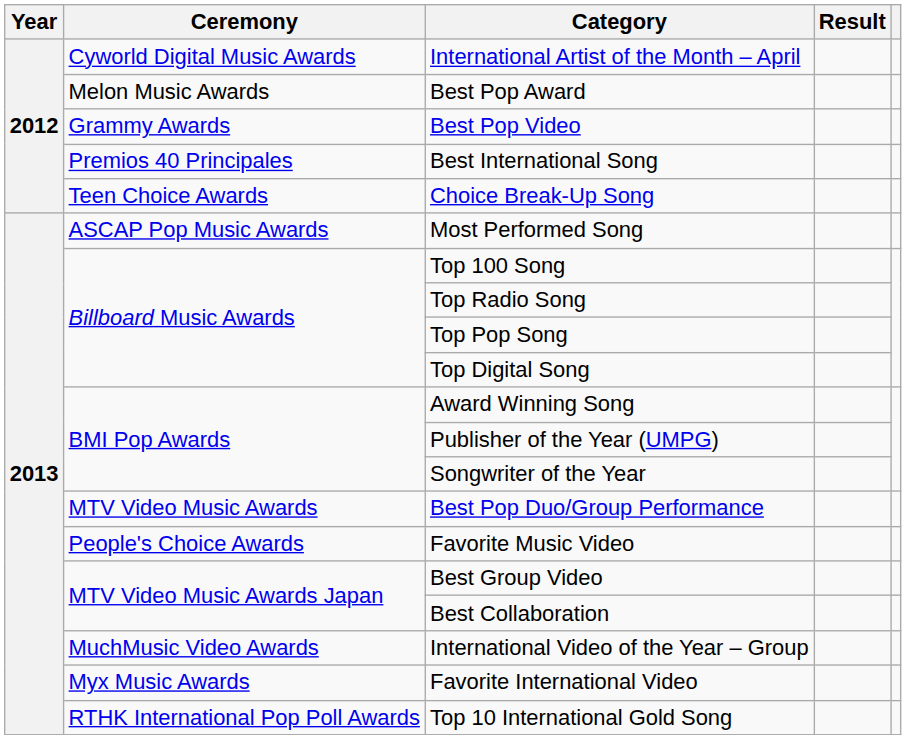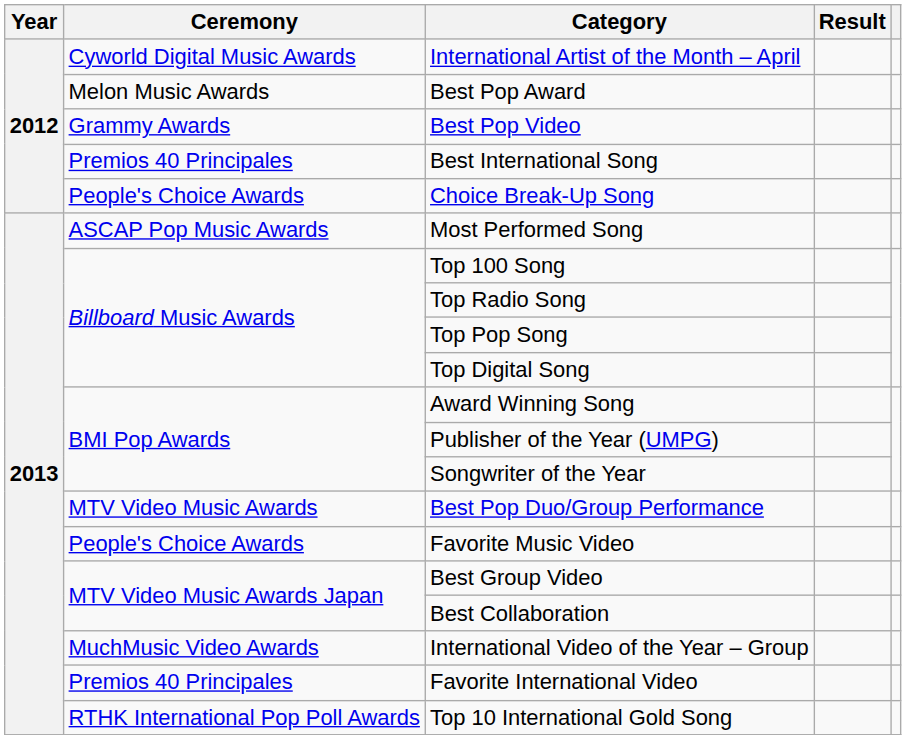(168, 195) Teen Choice Awards -> (186, 195) People's Choice Awards
(159, 682) Myx Music Awards -> (181, 682) Premios 40 Principales
